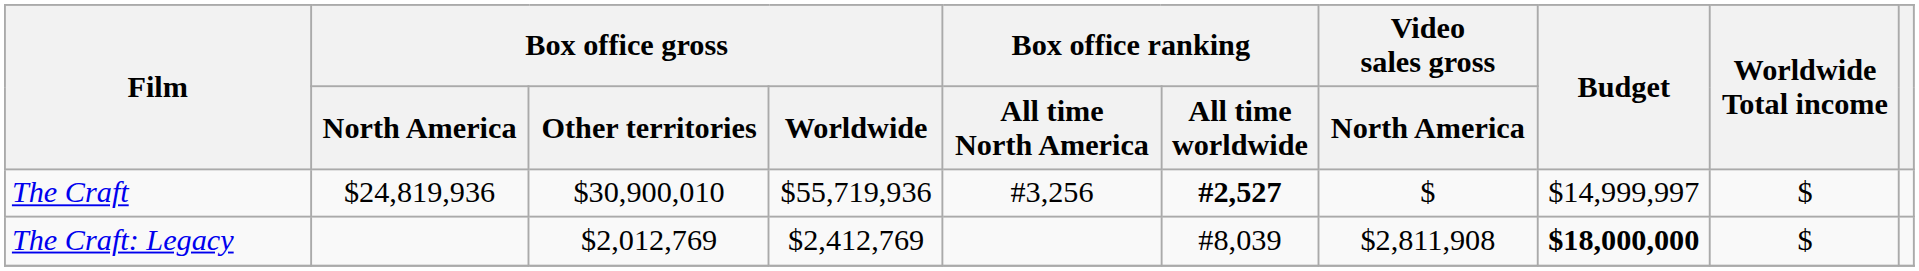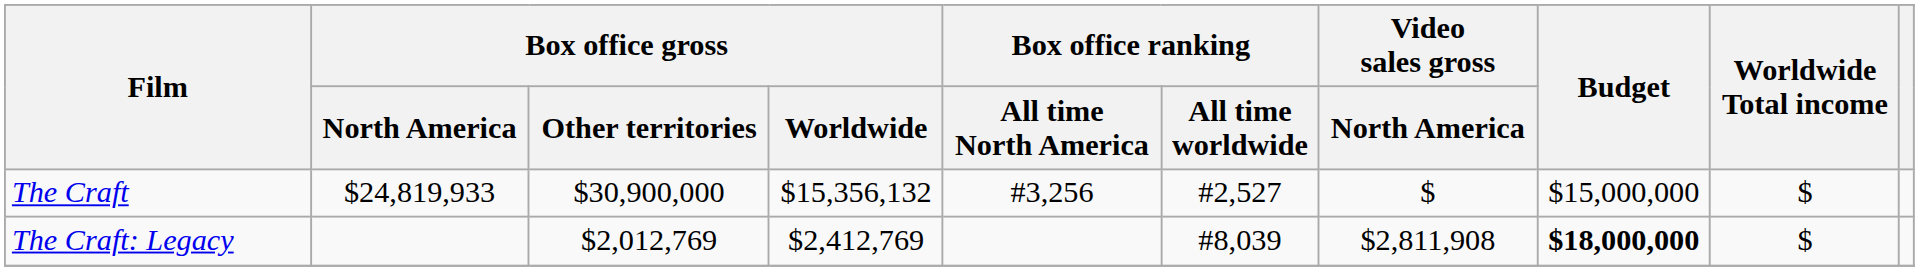(420, 192) $24,819,936 -> (420, 192) $24,819,933
(649, 192) $30,900,010 -> (649, 192) $30,900,000
(856, 192) $55,719,936 -> (856, 192) $15,356,132
(1240, 192) bold -> (1240, 192) normal
(1624, 192) $14,999,997 -> (1624, 192) $15,000,000
